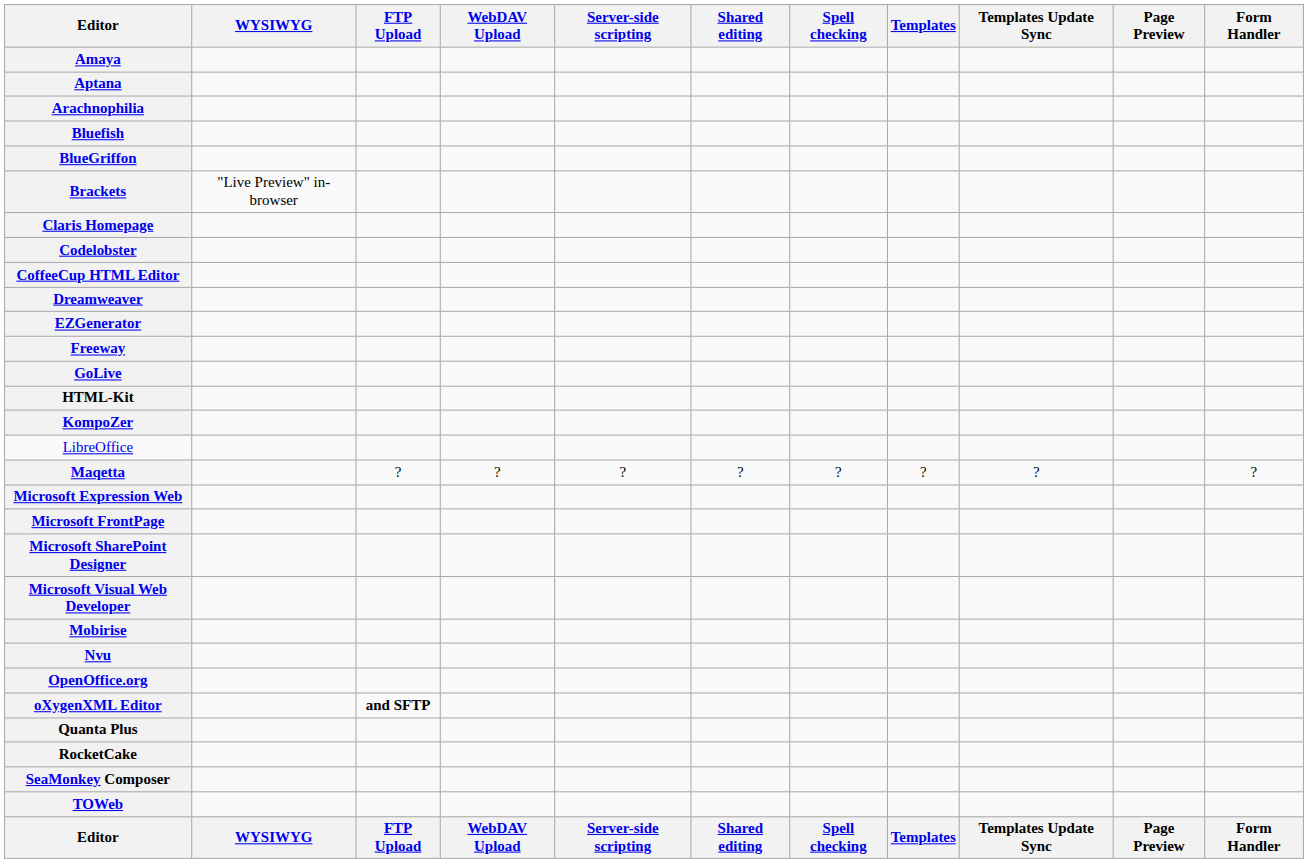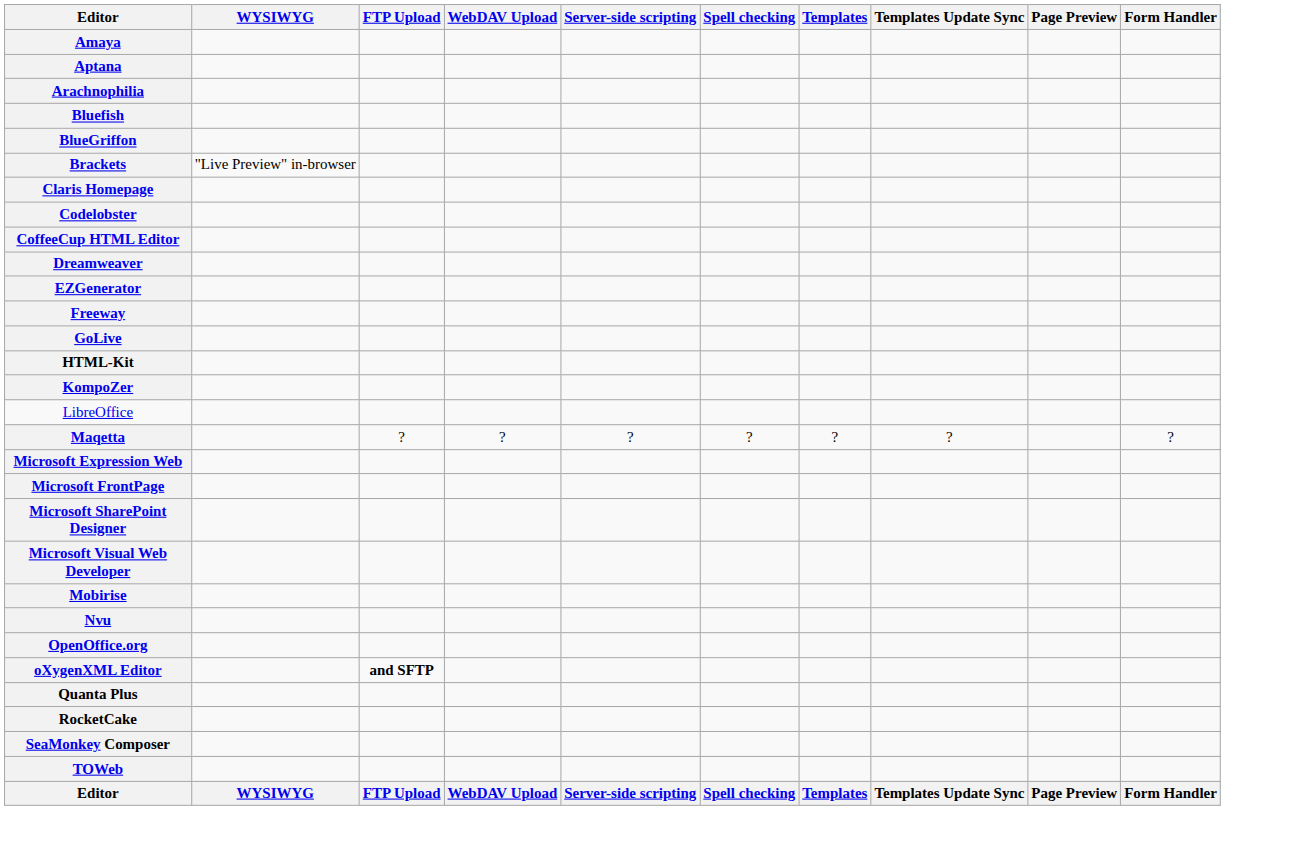- column: (740, 26)
